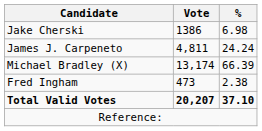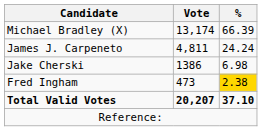rows swapped: (68, 65) <-> (45, 30)
(235, 83) no background -> (235, 83) gold background
